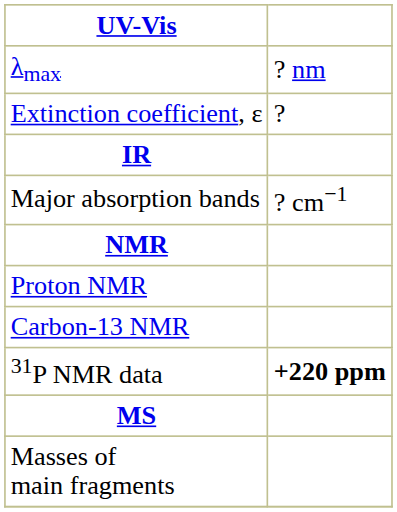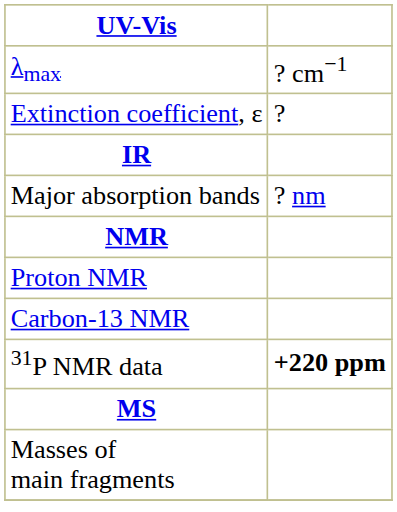(300, 69) ? nm -> (311, 69) ? cm−1
(311, 199) ? cm−1 -> (300, 196) ? nm
